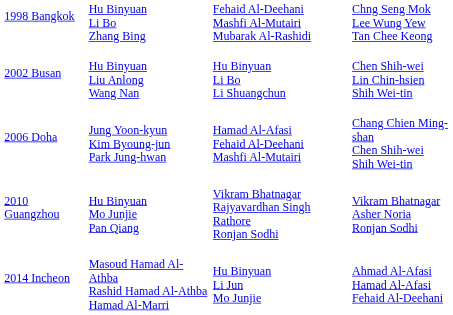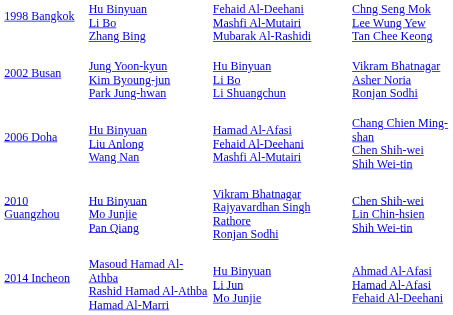(118, 80) Hu Binyuan Liu Anlong Wang Nan -> (129, 80) Jung Yoon-kyun Kim Byoung-jun Park Jung-hwan
(388, 80) Chen Shih-wei Lin Chin-hsien Shih Wei-tin -> (396, 80) Vikram Bhatnagar Asher Noria Ronjan Sodhi
(129, 143) Jung Yoon-kyun Kim Byoung-jun Park Jung-hwan -> (118, 143) Hu Binyuan Liu Anlong Wang Nan
(396, 214) Vikram Bhatnagar Asher Noria Ronjan Sodhi -> (388, 214) Chen Shih-wei Lin Chin-hsien Shih Wei-tin
